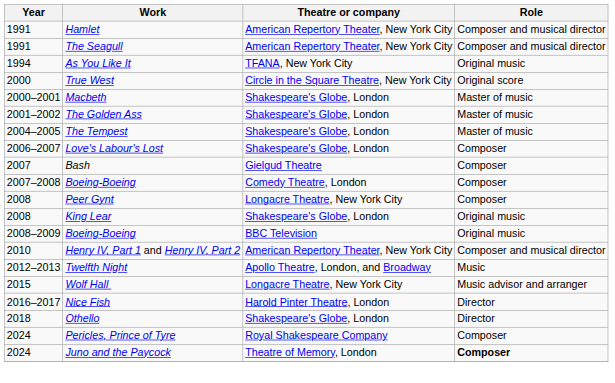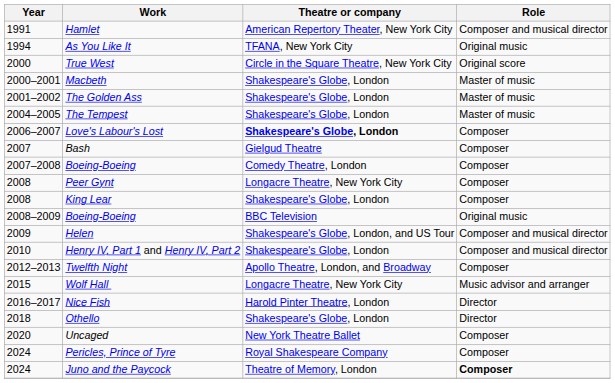- row: (19, 47)
(317, 149) normal -> (322, 132) bold
(491, 217) Original music -> (484, 200) Composer
+ row: (19, 234)
(349, 251) American Repertory Theater, New York City -> (317, 251) Shakespeare's Globe, London
(471, 268) Music -> (484, 268) Composer
+ row: (19, 336)
